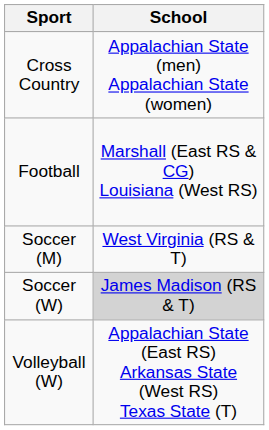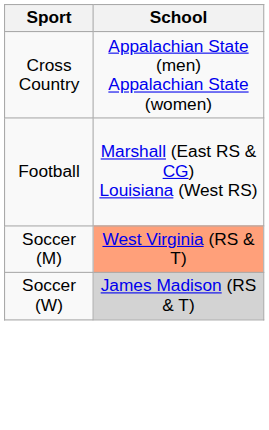(178, 249) no background -> (178, 249) lightsalmon background
- row: (49, 371)
